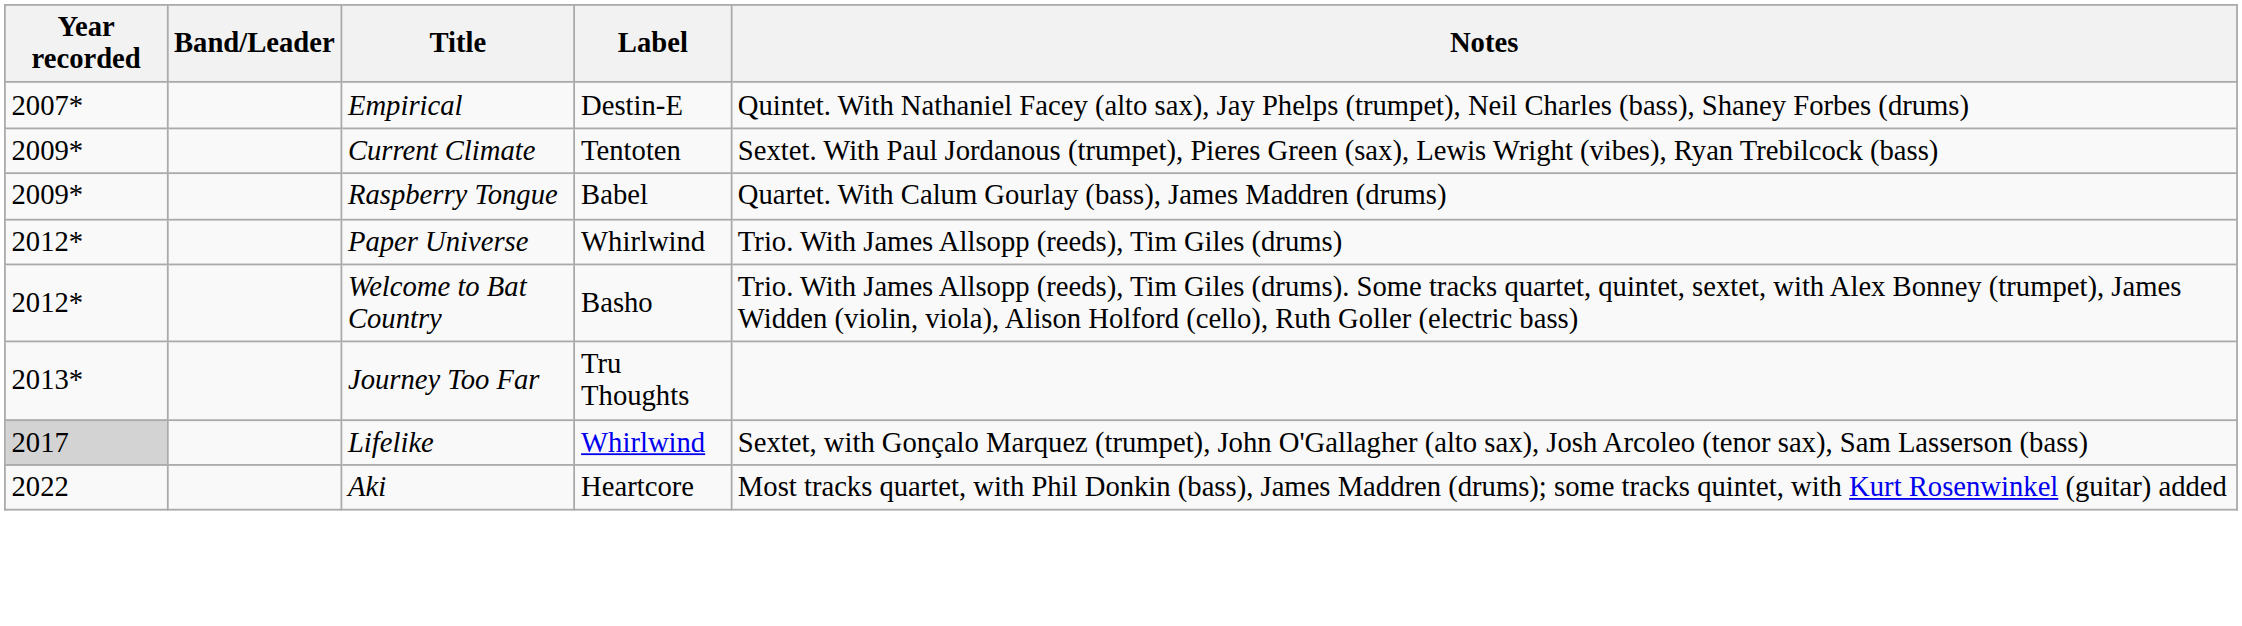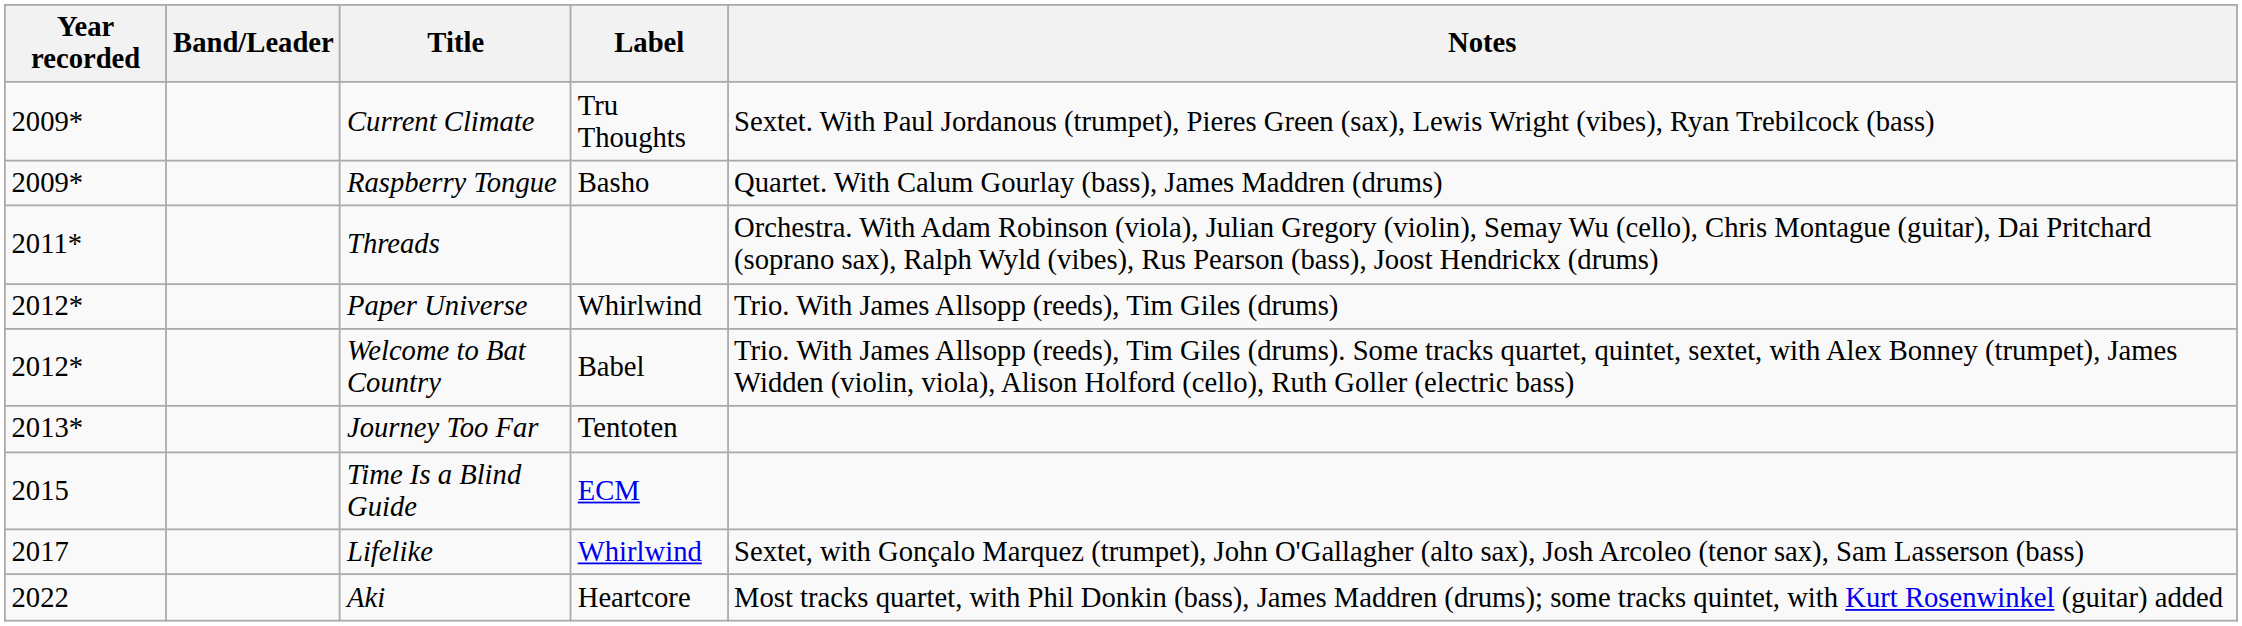- row: (405, 104)
(631, 150) Tentoten -> (632, 120) Tru Thoughts
(614, 195) Babel -> (614, 182) Basho
+ row: (393, 244)
(617, 302) Basho -> (611, 367) Babel
(635, 380) Tru Thoughts -> (628, 428) Tentoten
+ row: (434, 490)
(40, 441) lightgrey background -> (40, 551) no background
